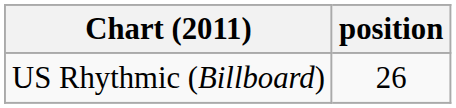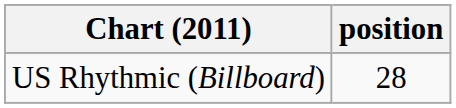(391, 77) 26 -> (391, 77) 28
